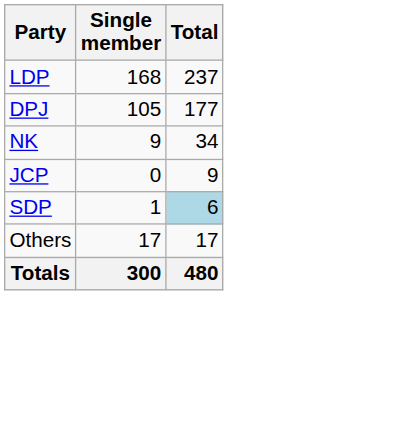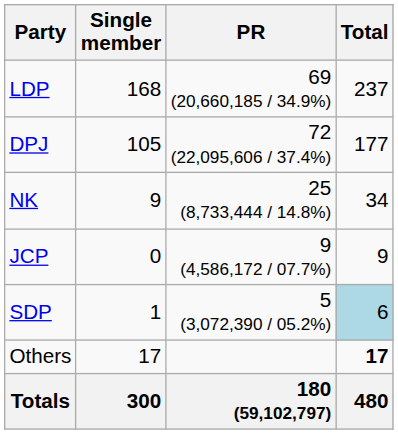+ column: (251, 32)
(207, 240) normal -> (377, 356) bold
